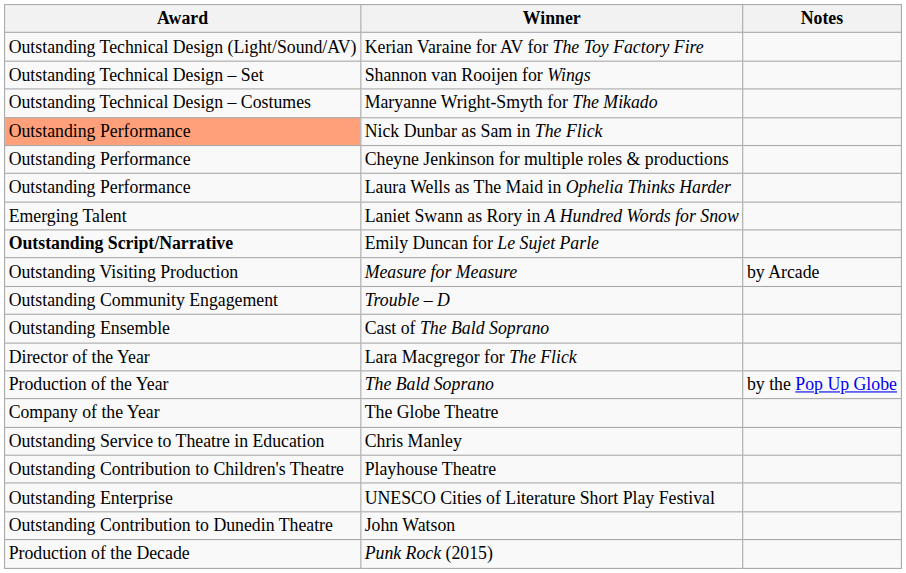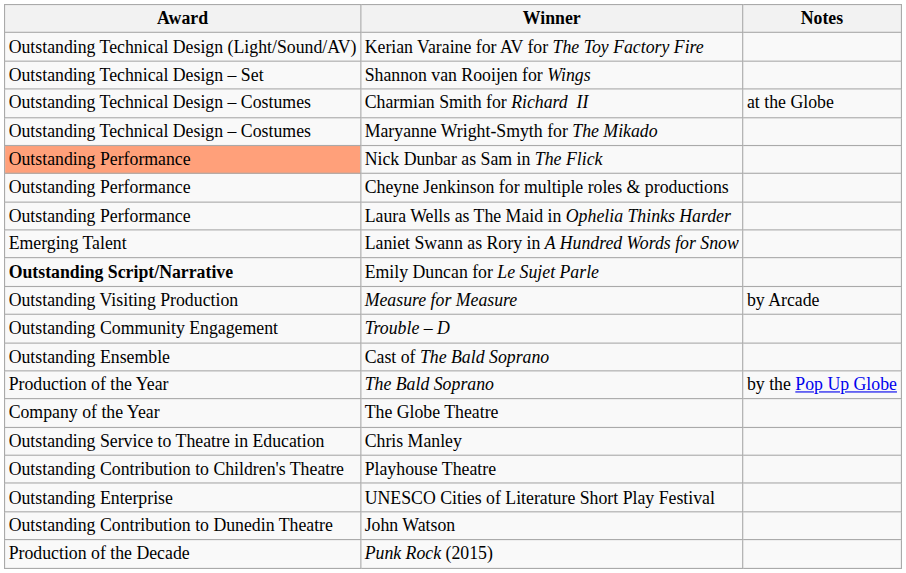+ row: (477, 103)
- row: (471, 356)
